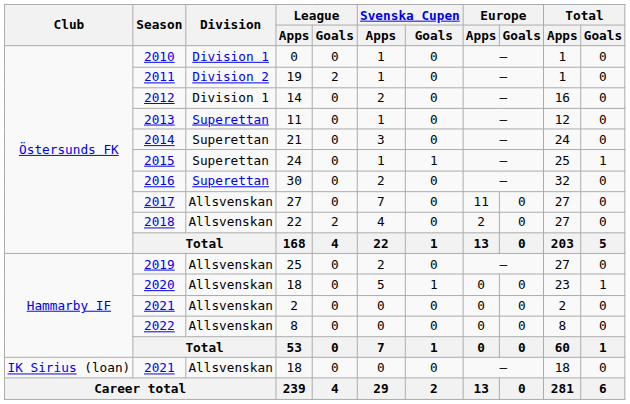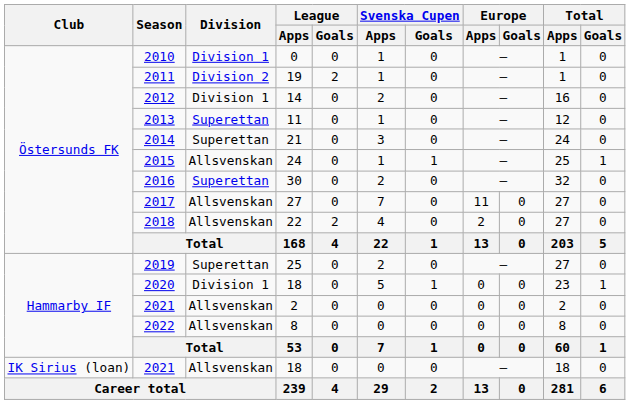(231, 160) Superettan -> (231, 160) Allsvenskan
(231, 264) Allsvenskan -> (231, 264) Superettan
(231, 285) Allsvenskan -> (231, 285) Division 1
